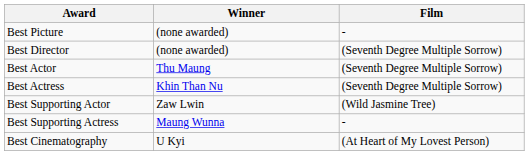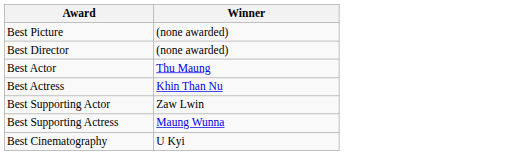- column: (432, 13)
